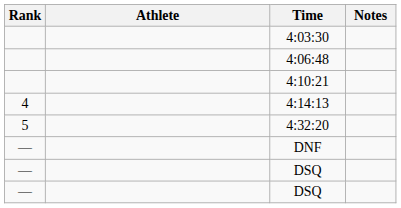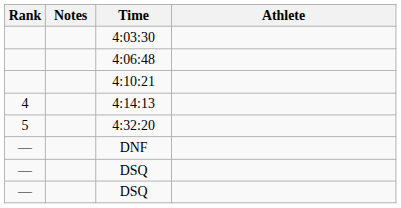columns swapped: (158, 15) <-> (371, 15)
